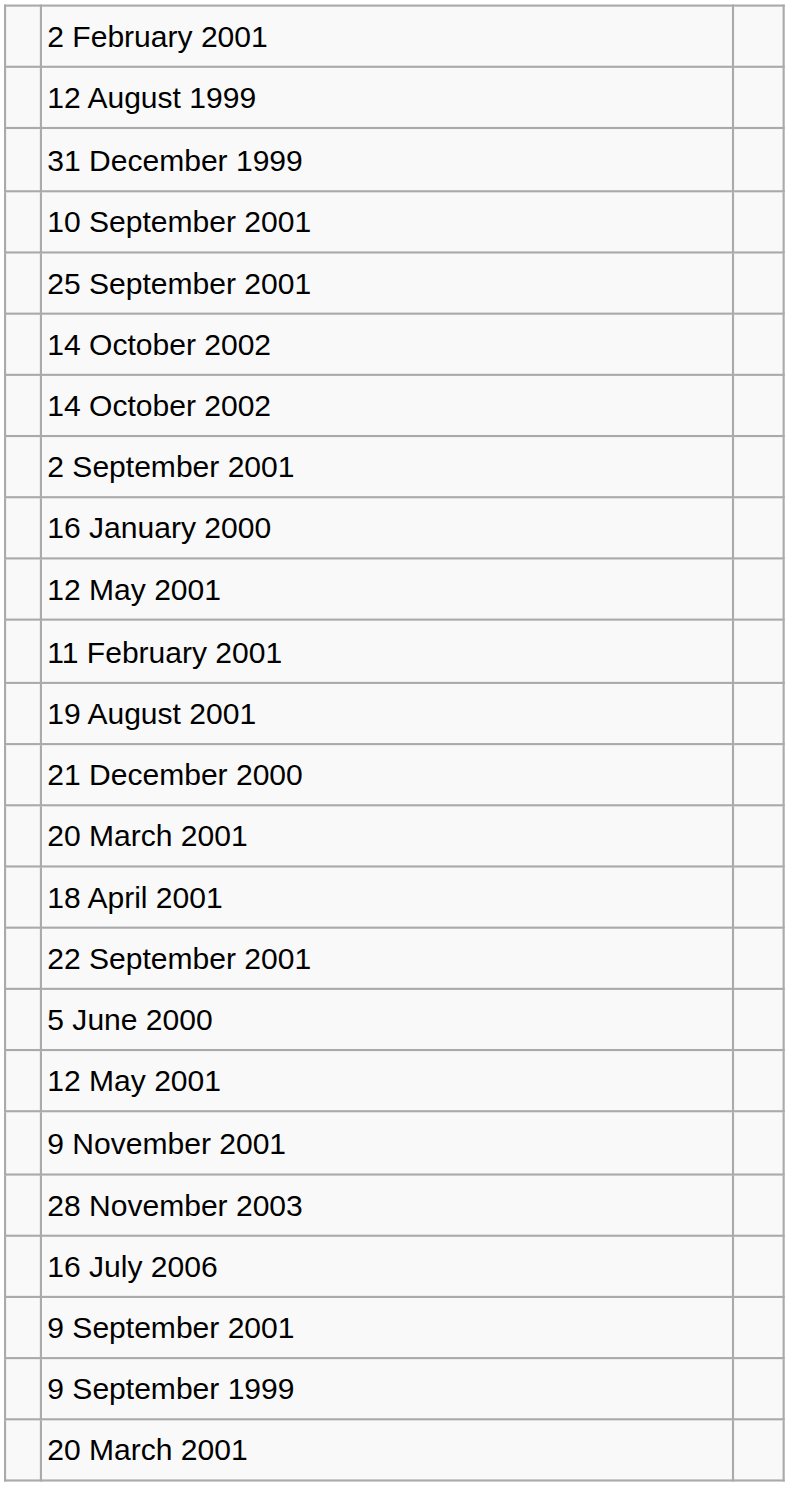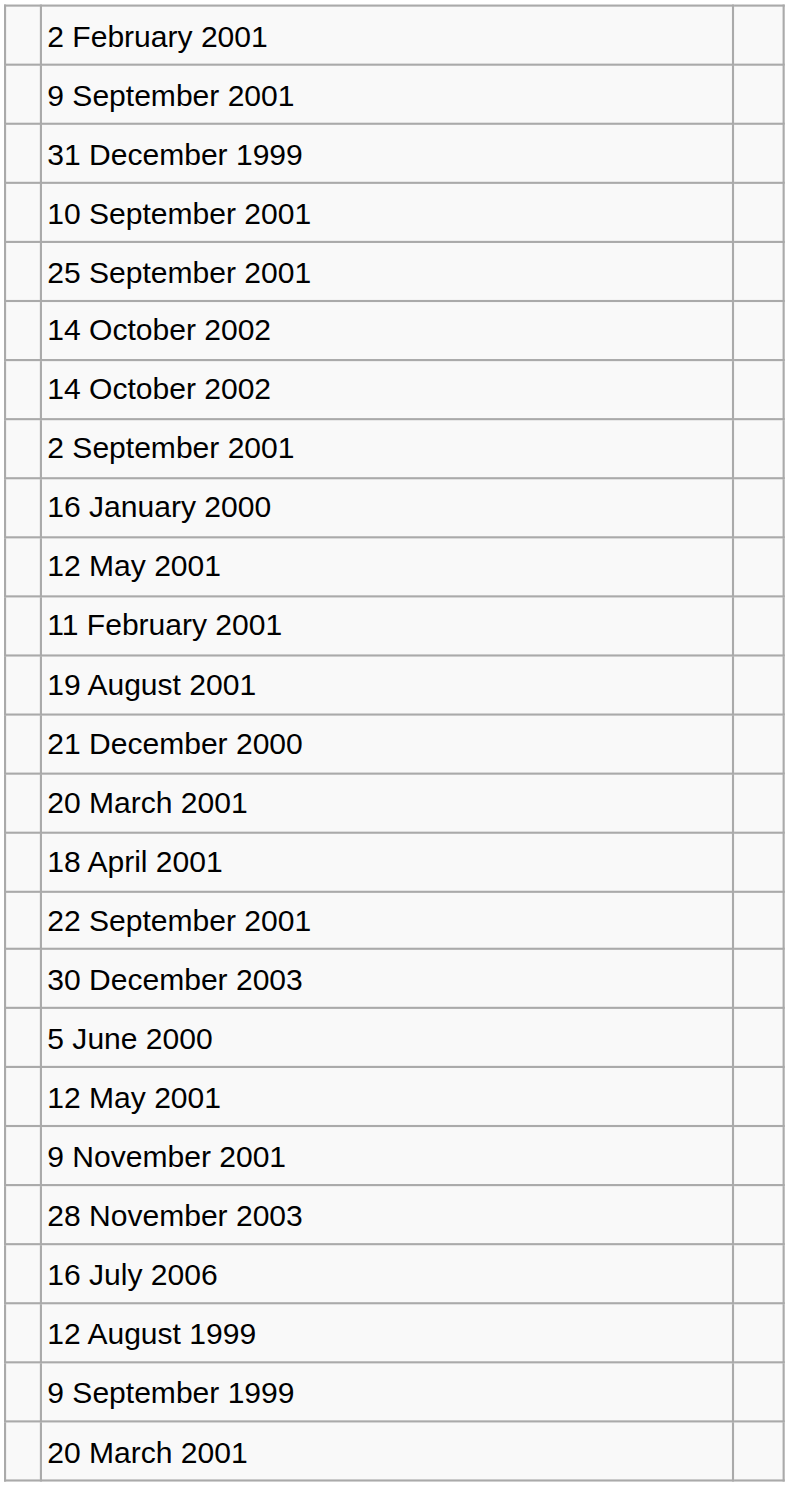rows swapped: (23, 98) <-> (23, 1327)
+ row: (23, 979)
